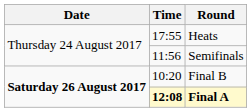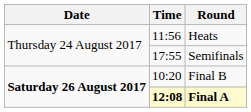(167, 35) 17:55 -> (167, 35) 11:56
(167, 55) 11:56 -> (167, 55) 17:55
